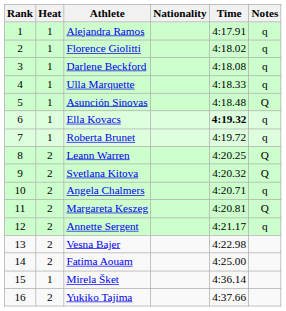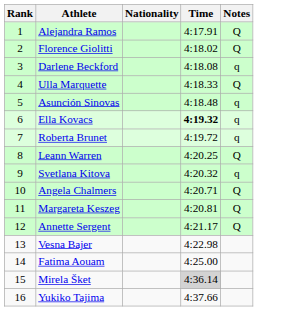- column: (50, 13)
(265, 31) q -> (237, 31) Q
(265, 48) q -> (237, 48) Q
(265, 84) q -> (237, 84) Q
(265, 102) Q -> (237, 102) q
(265, 173) Q -> (237, 173) q
(265, 191) q -> (237, 191) Q
(265, 226) q -> (237, 226) Q
(229, 279) no background -> (201, 279) lightgrey background
